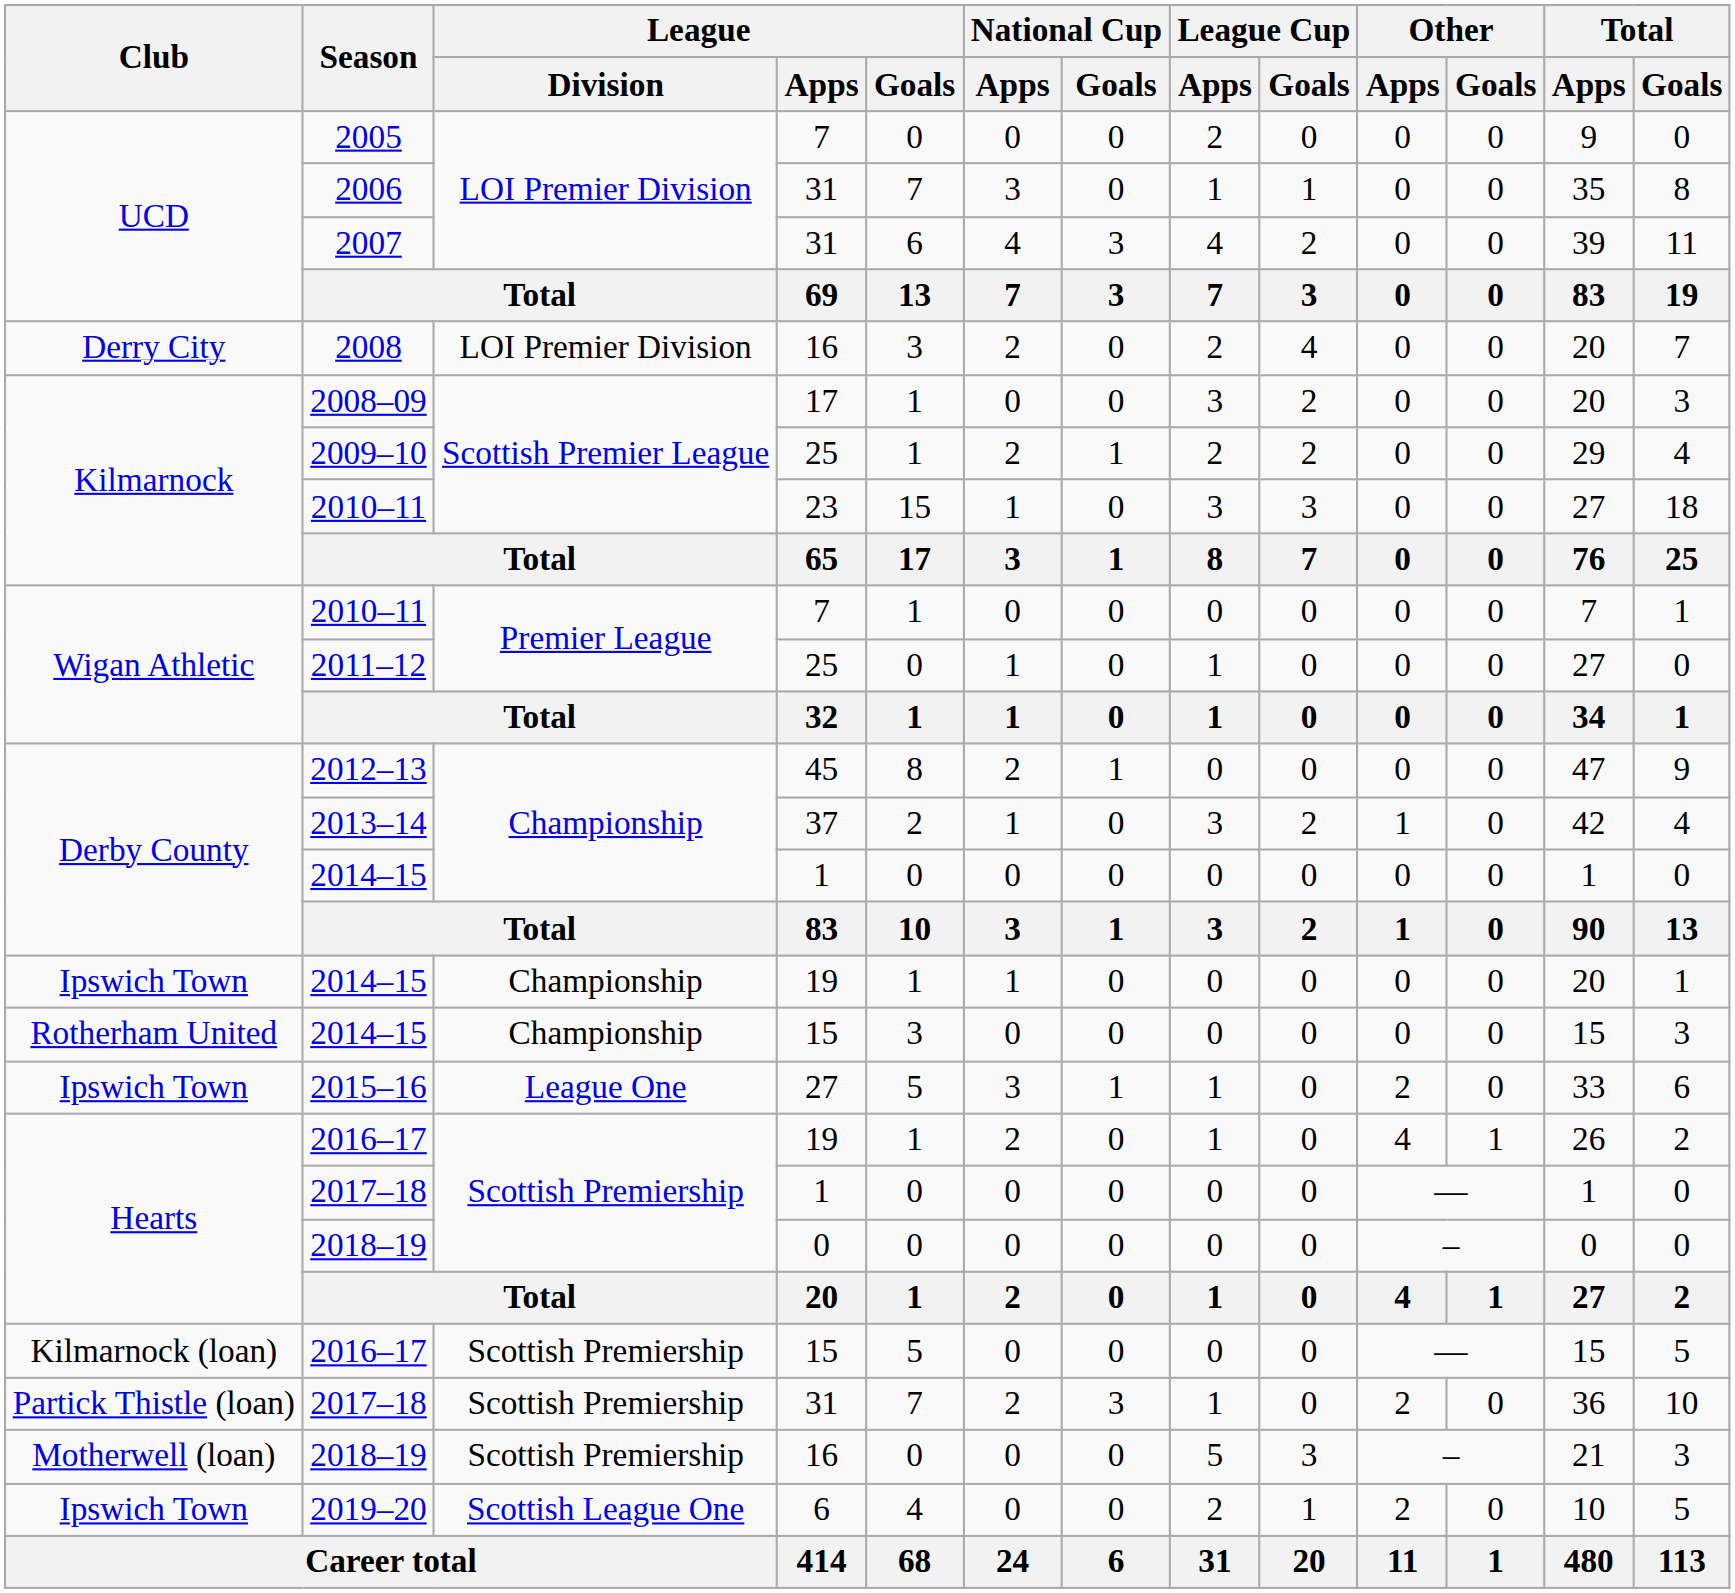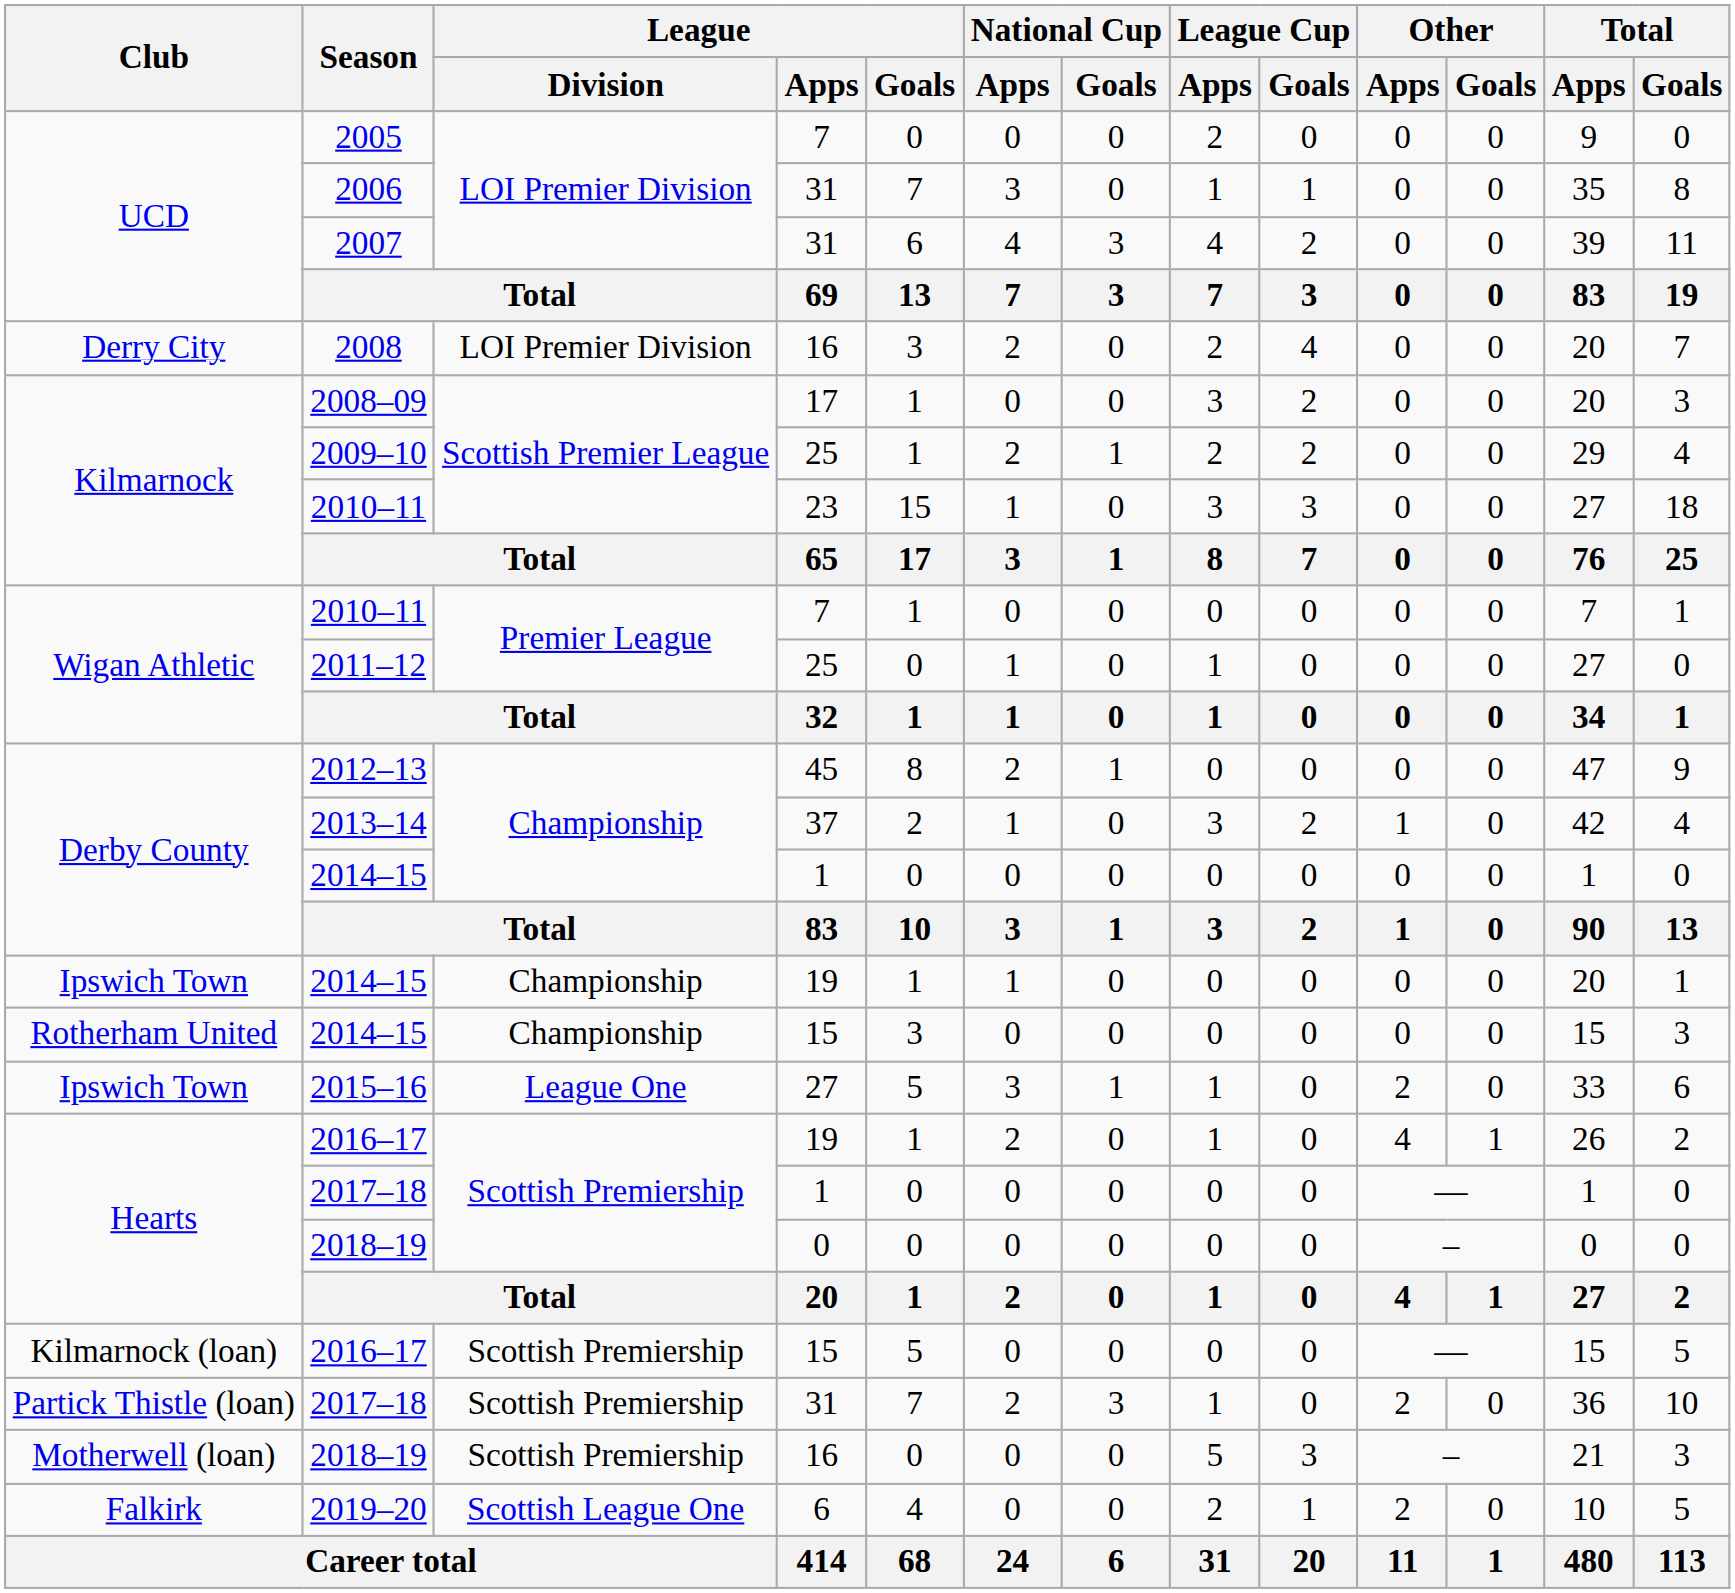(154, 1508) Ipswich Town -> (154, 1508) Falkirk
